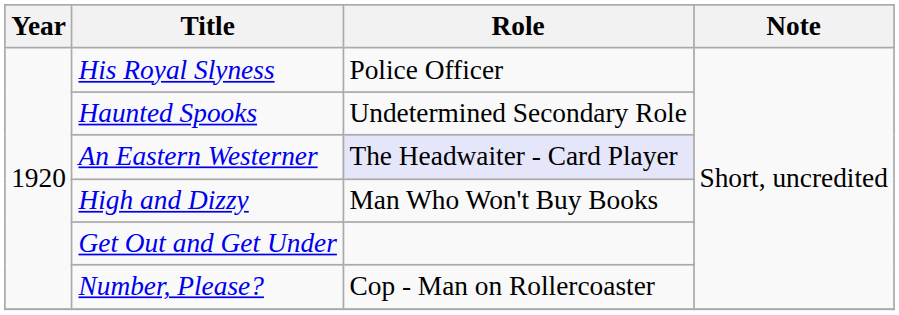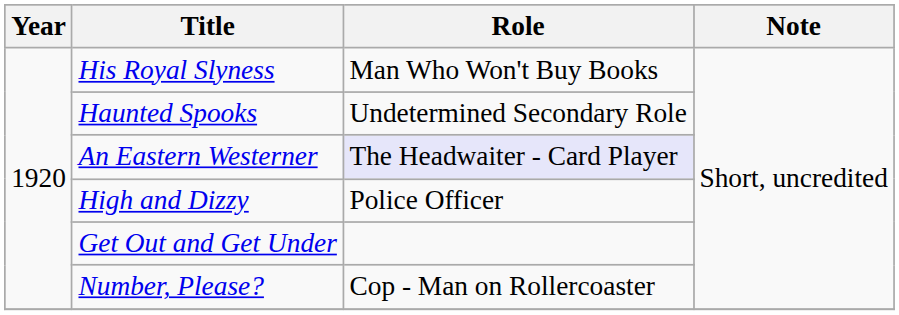(426, 69) Police Officer -> (504, 69) Man Who Won't Buy Books
(504, 199) Man Who Won't Buy Books -> (426, 199) Police Officer
